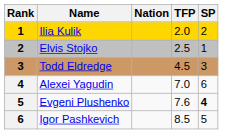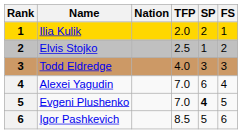+ column: (228, 13)
(182, 66) 4.5 -> (182, 66) 4.0
(182, 102) 7.6 -> (182, 102) 7.0
